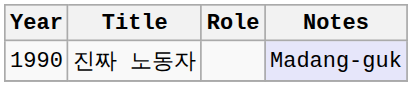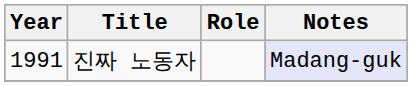(36, 61) 1990 -> (36, 61) 1991
